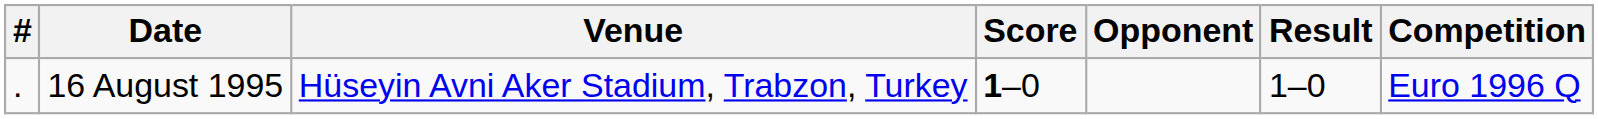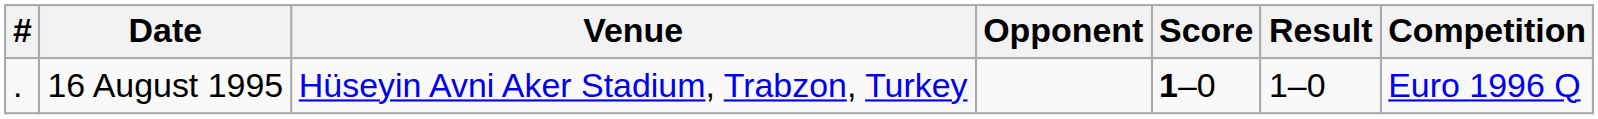columns swapped: (1173, 31) <-> (1030, 31)
